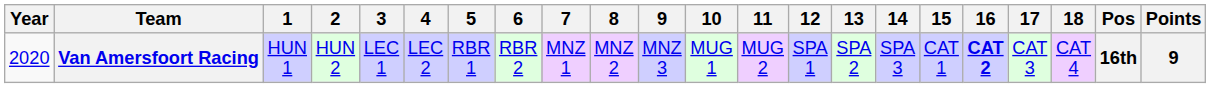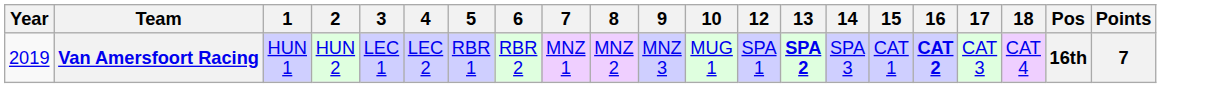- column: (763, 19)
(29, 57) 2020 -> (29, 57) 2019
(854, 57) normal -> (803, 57) bold
(1174, 57) 9 -> (1123, 57) 7
